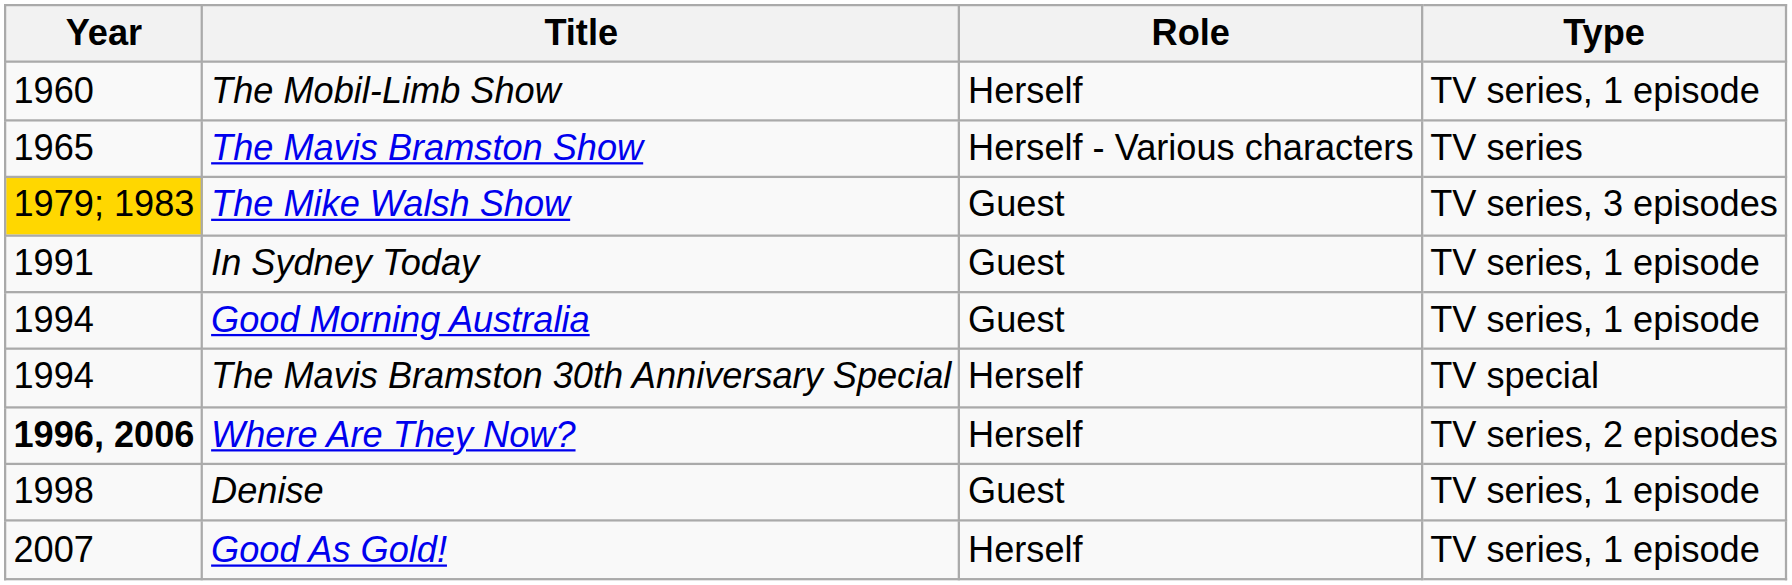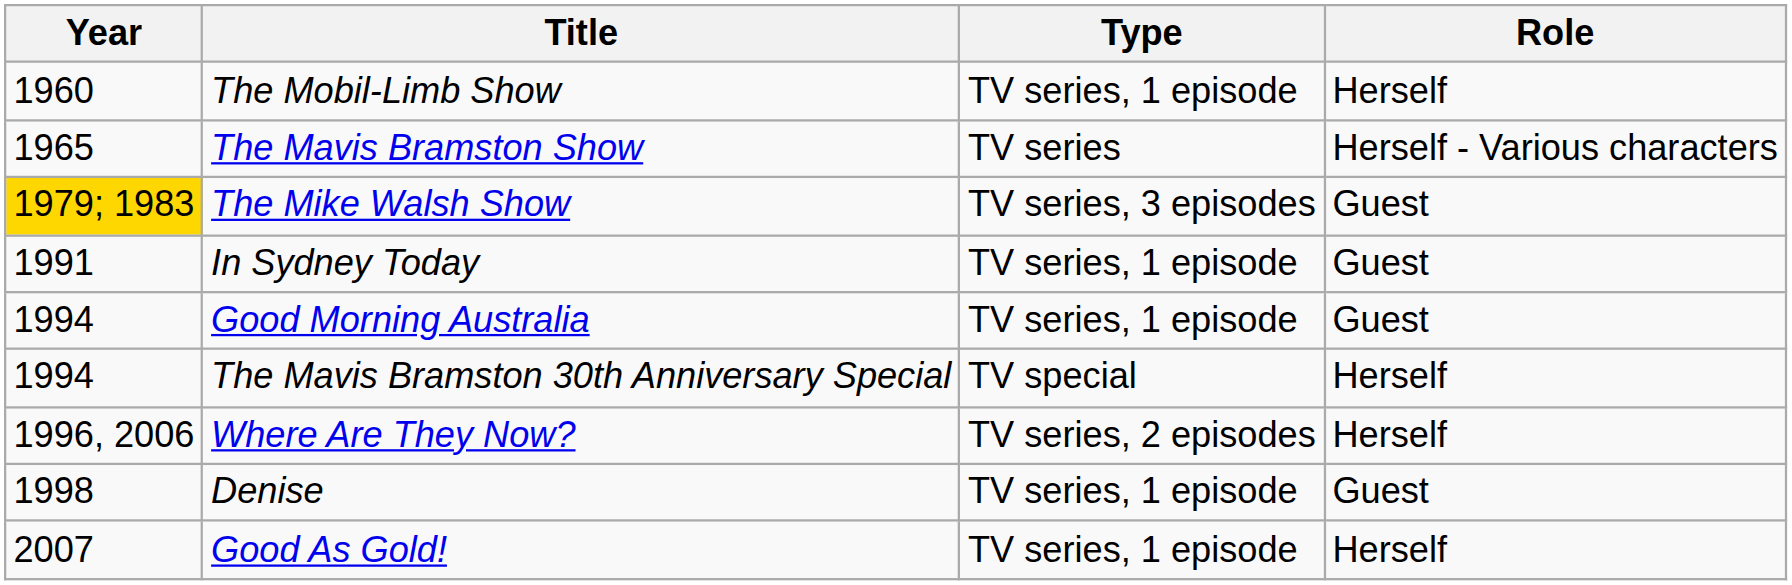columns swapped: (1191, 33) <-> (1604, 33)
(104, 434) bold -> (104, 434) normal
